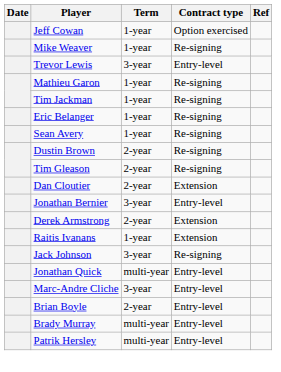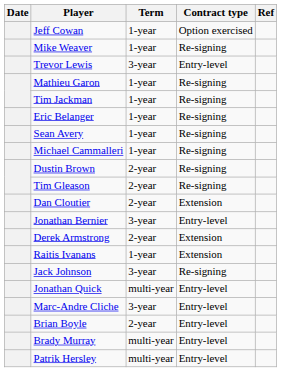+ row: (78, 151)
